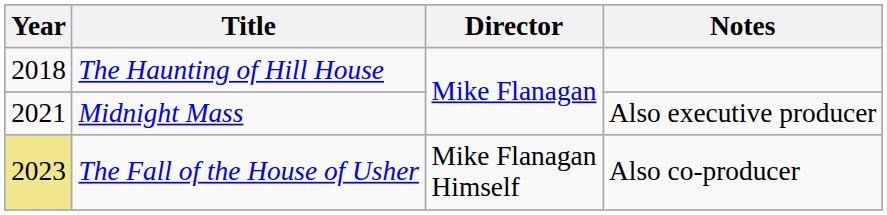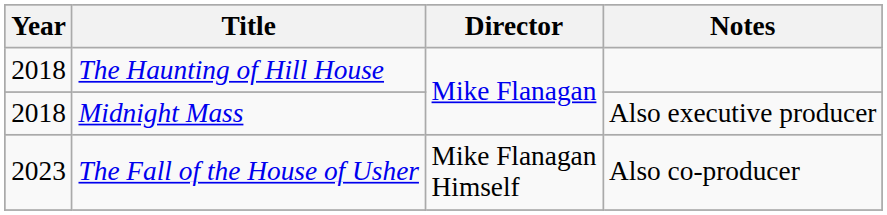(39, 112) 2021 -> (39, 112) 2018
(39, 171) khaki background -> (39, 171) no background
